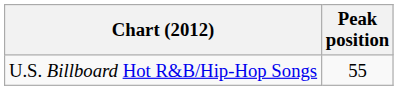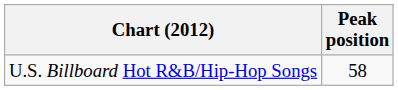(358, 70) 55 -> (358, 70) 58
